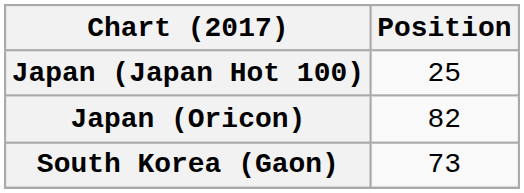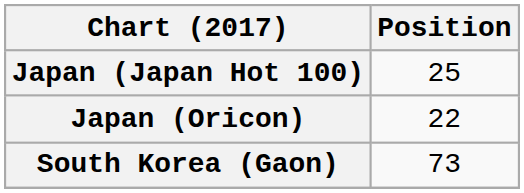(444, 119) 82 -> (444, 119) 22
